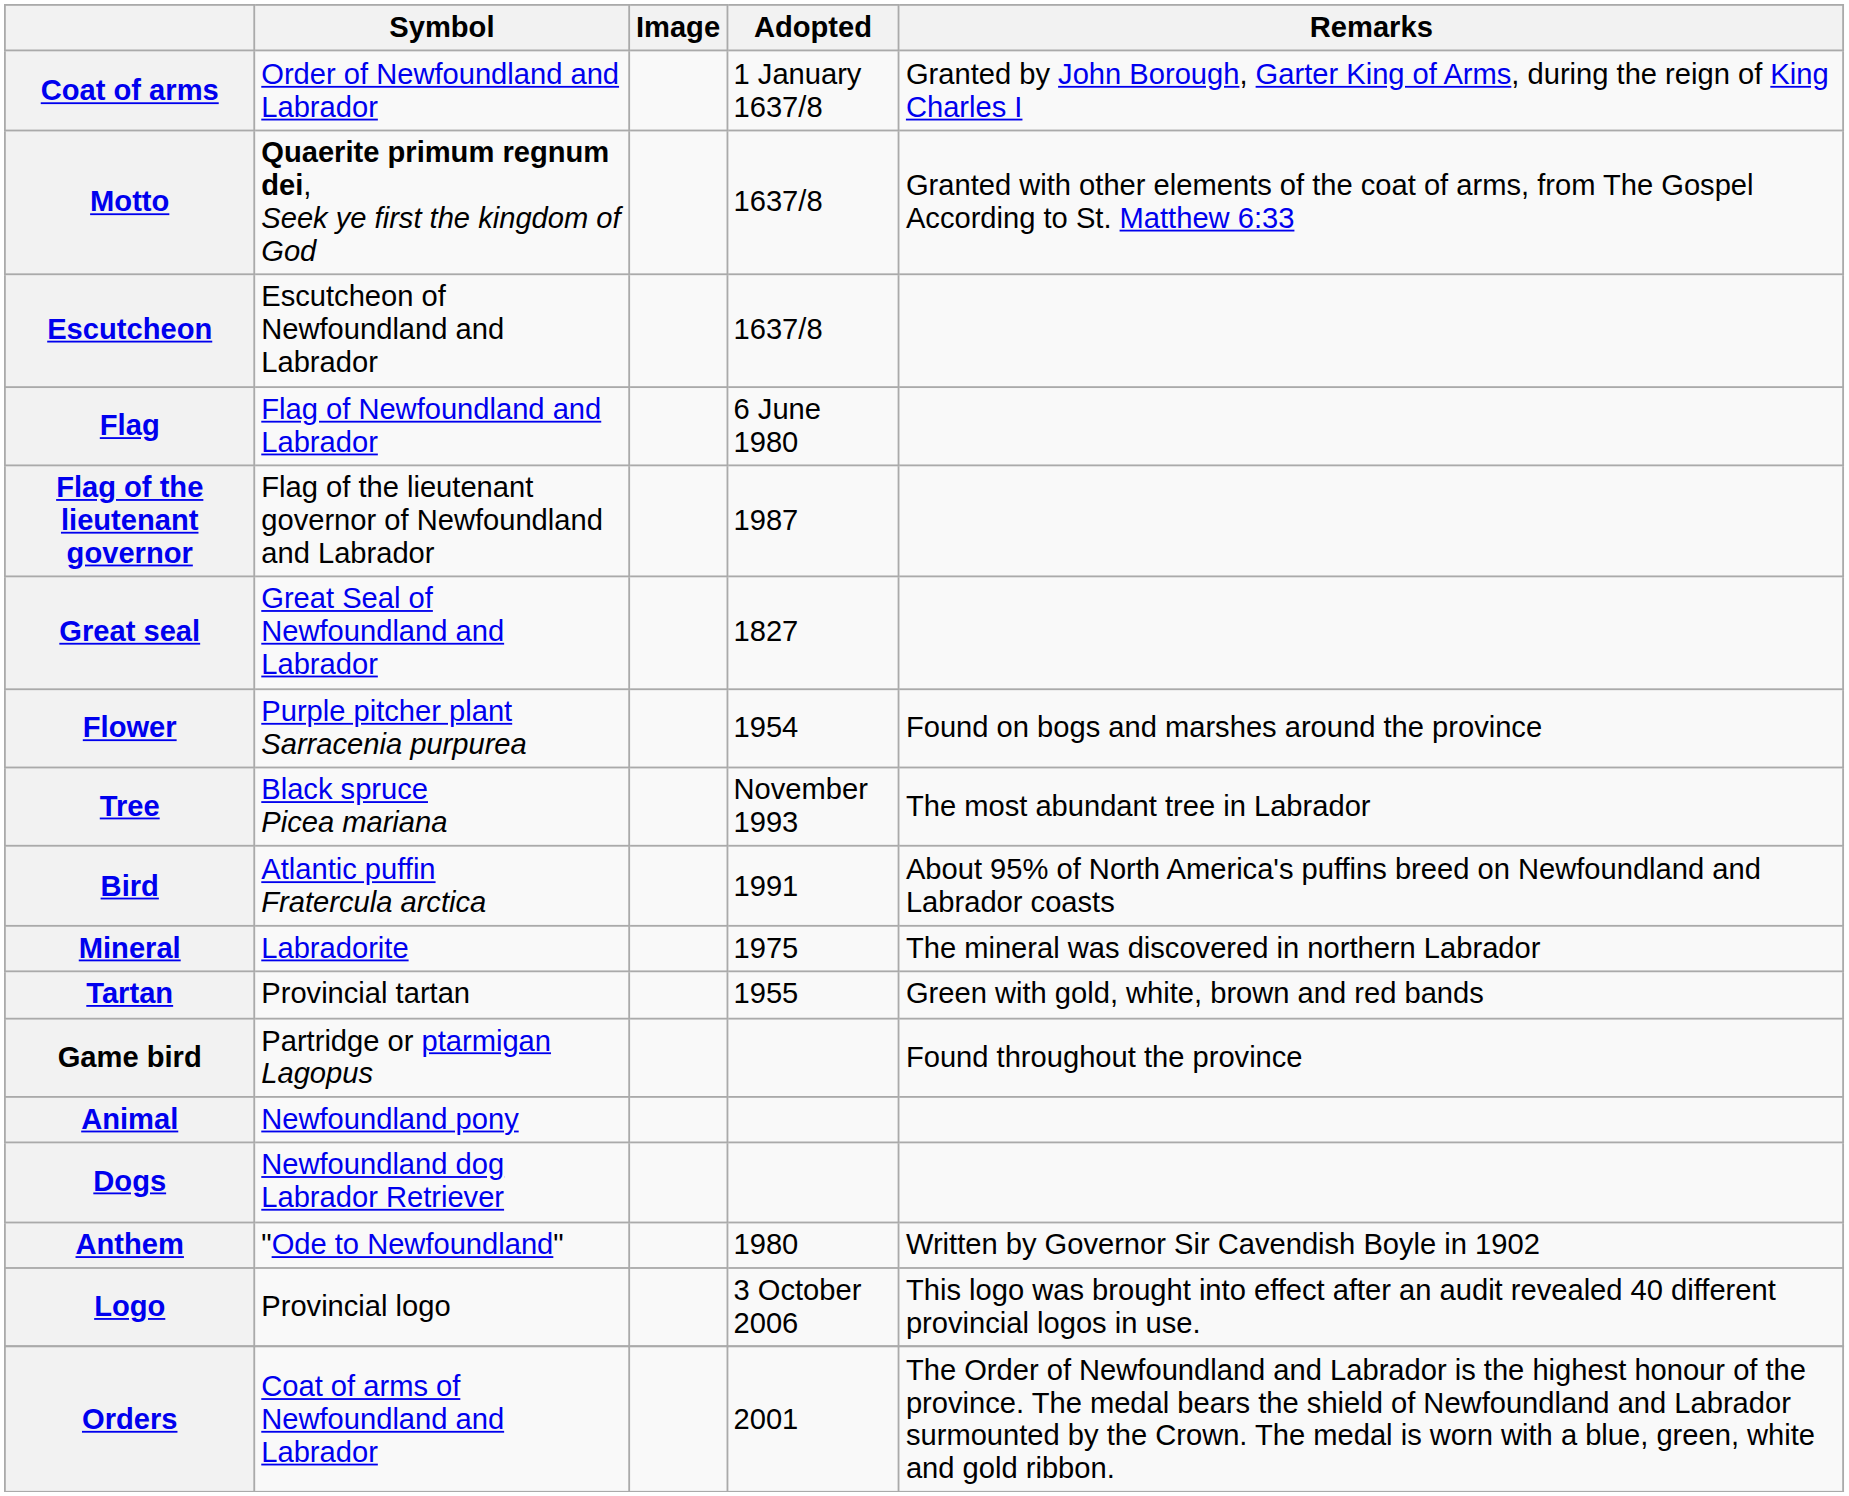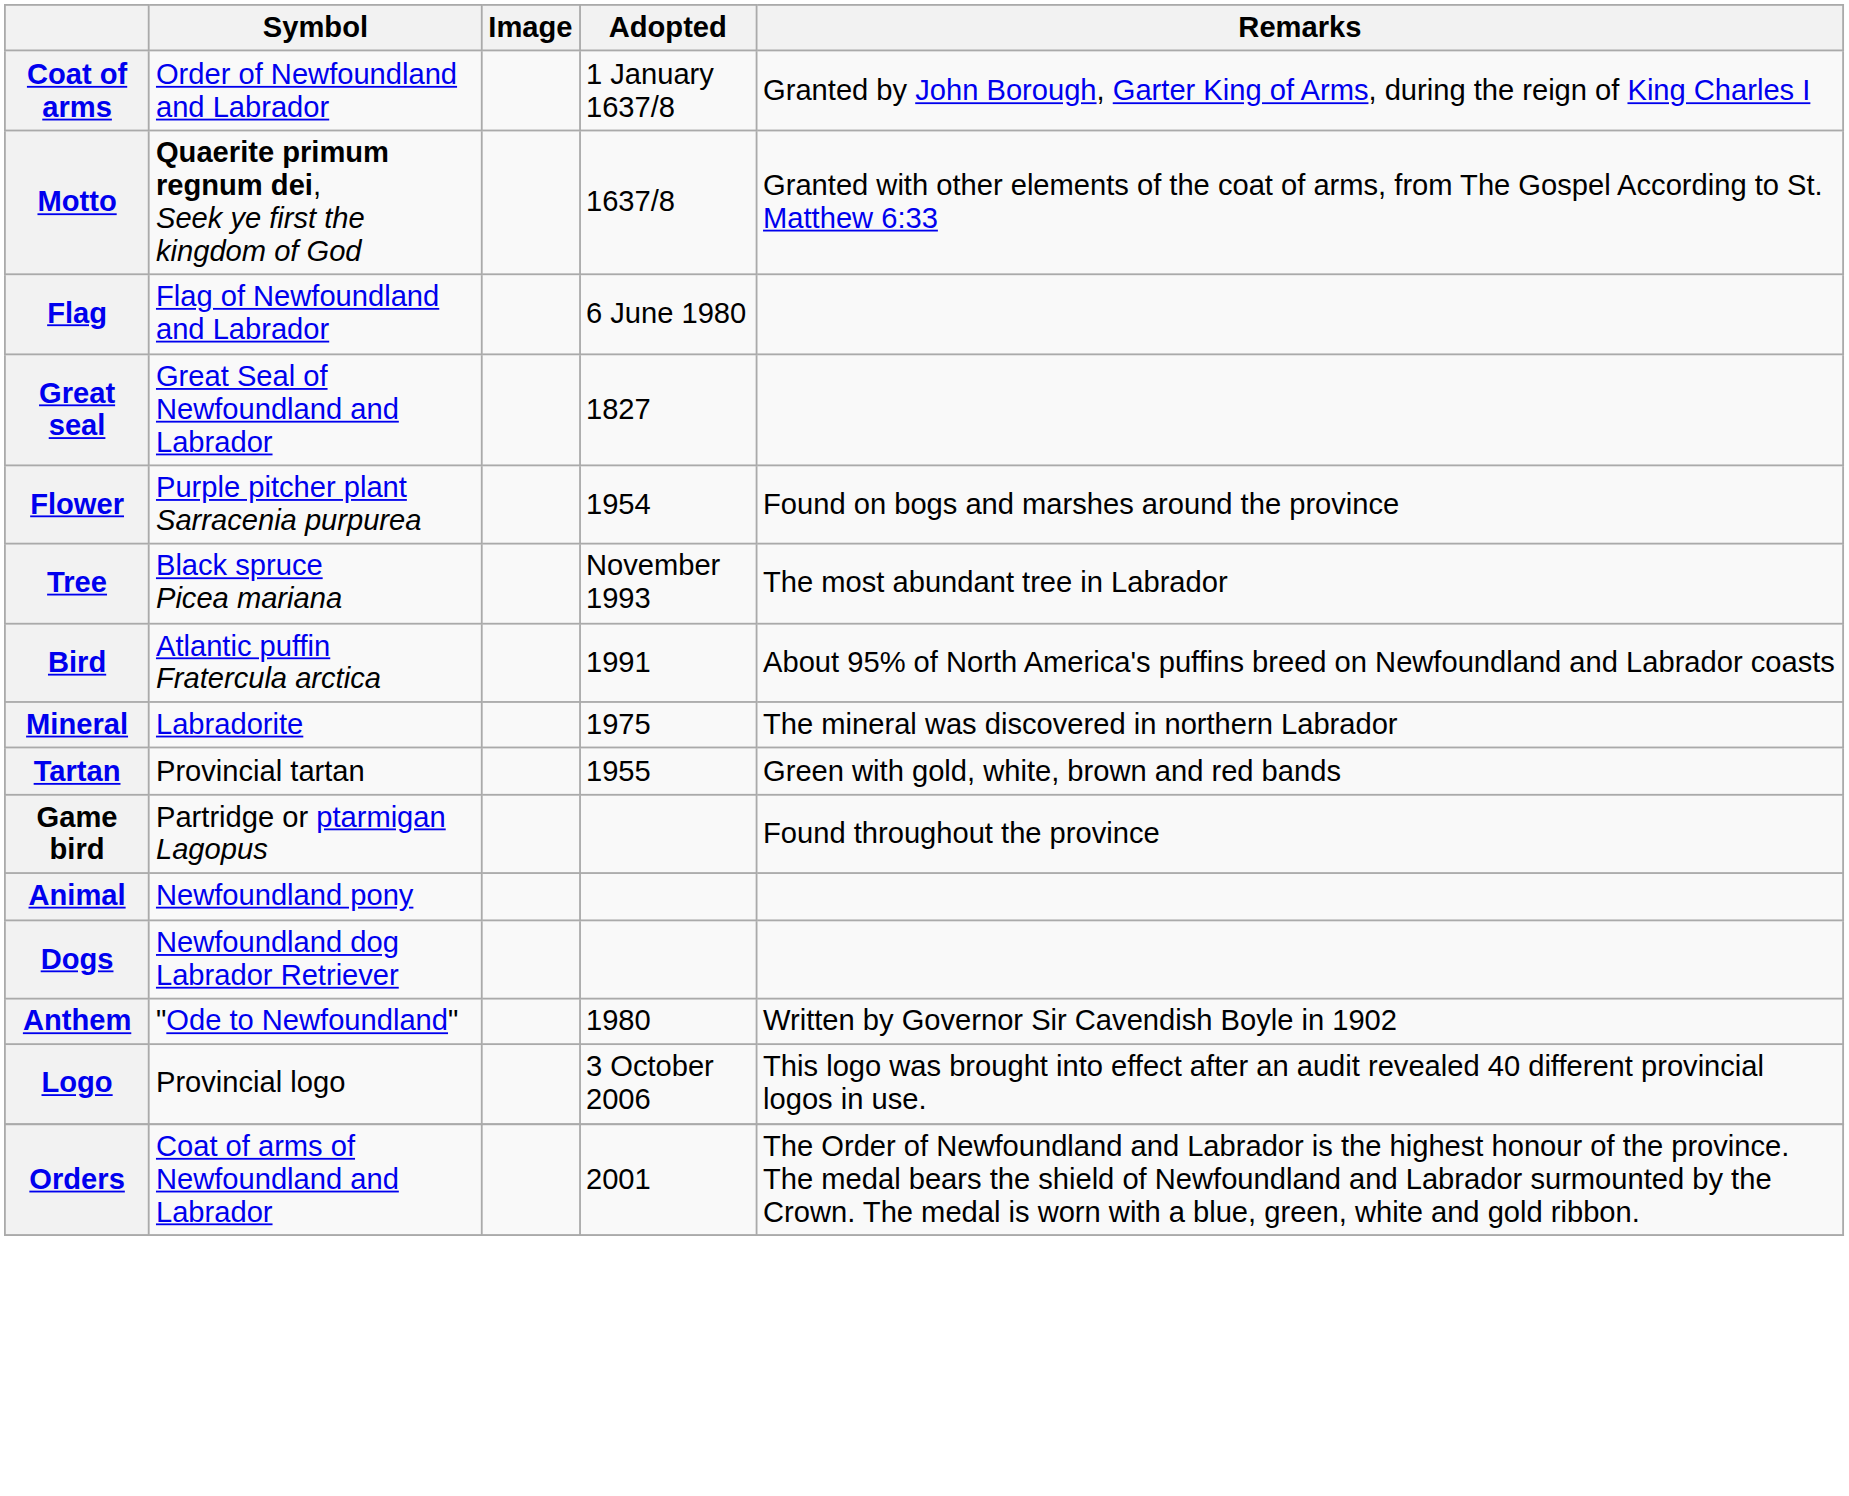- row: (130, 329)
- row: (130, 520)
